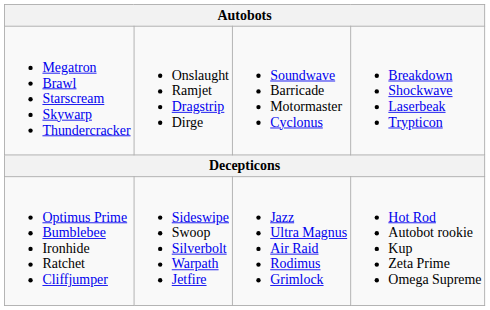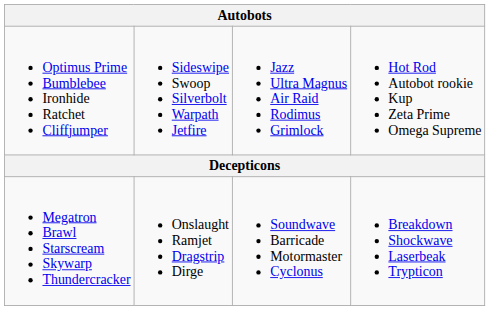rows swapped: (69, 249) <-> (69, 98)
